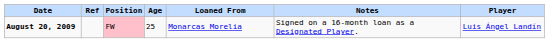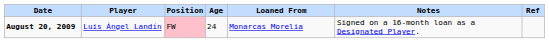columns swapped: (502, 11) <-> (93, 11)
(151, 28) 25 -> (212, 28) 24
